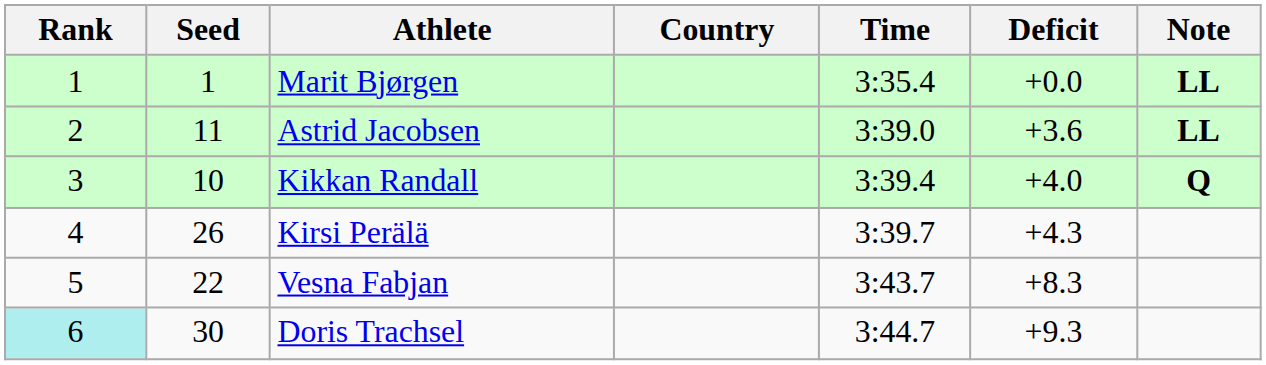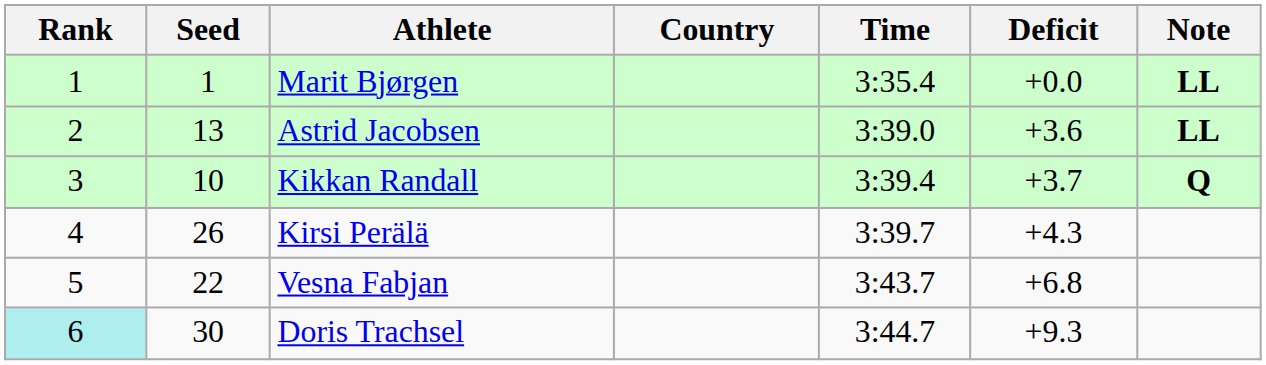(208, 130) 11 -> (208, 130) 13
(1053, 181) +4.0 -> (1053, 181) +3.7
(1053, 282) +8.3 -> (1053, 282) +6.8
